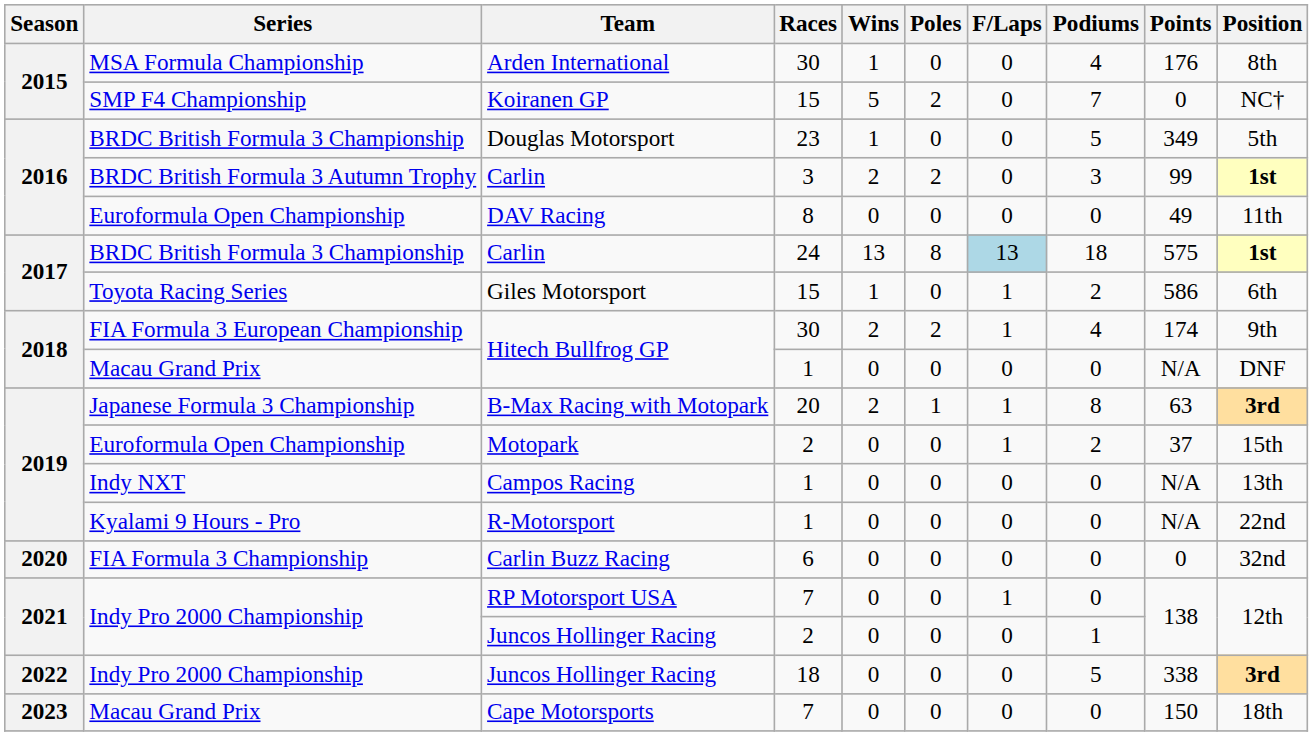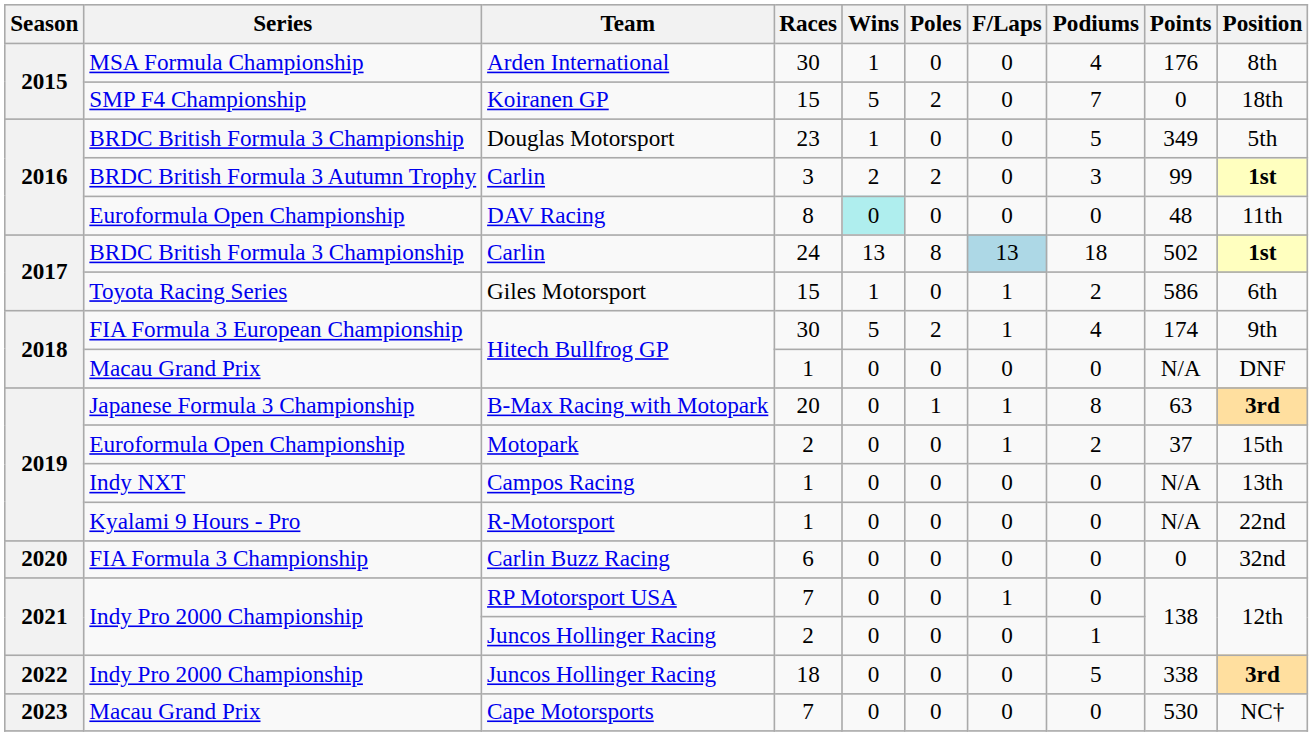(1262, 100) NC† -> (1262, 100) 18th
(874, 215) no background -> (874, 215) paleturquoise background
(1181, 215) 49 -> (1181, 215) 48
(1181, 253) 575 -> (1181, 253) 502
(874, 329) 2 -> (874, 329) 5
(874, 406) 2 -> (874, 406) 0
(1181, 712) 150 -> (1181, 712) 530
(1262, 712) 18th -> (1262, 712) NC†
